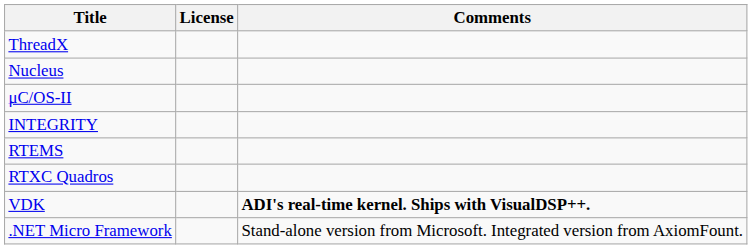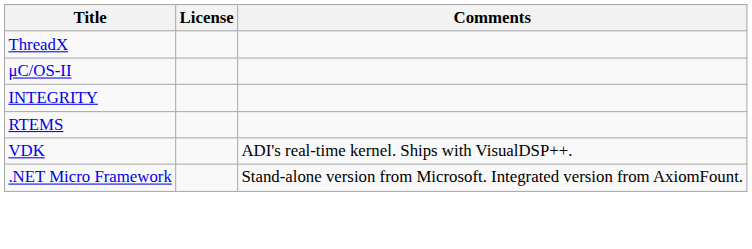- row: (36, 71)
- row: (61, 177)
(416, 204) bold -> (407, 151) normal
